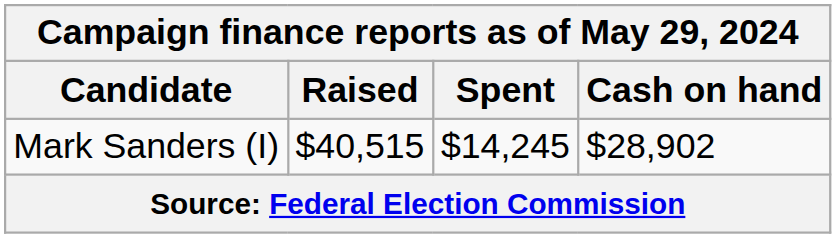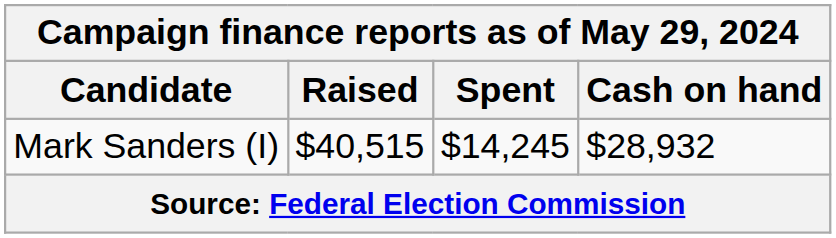(651, 145) $28,902 -> (651, 145) $28,932
